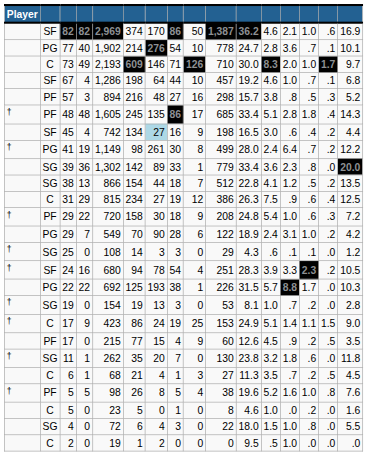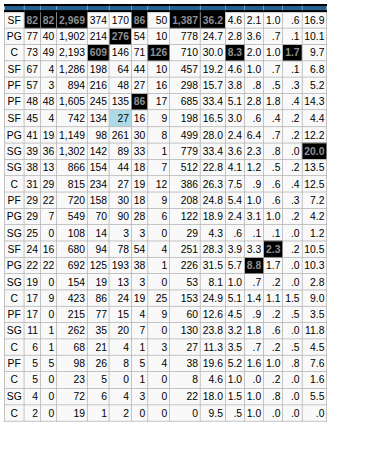- column: (22, 14)
